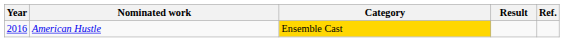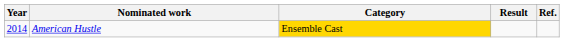(17, 28) 2016 -> (17, 28) 2014
